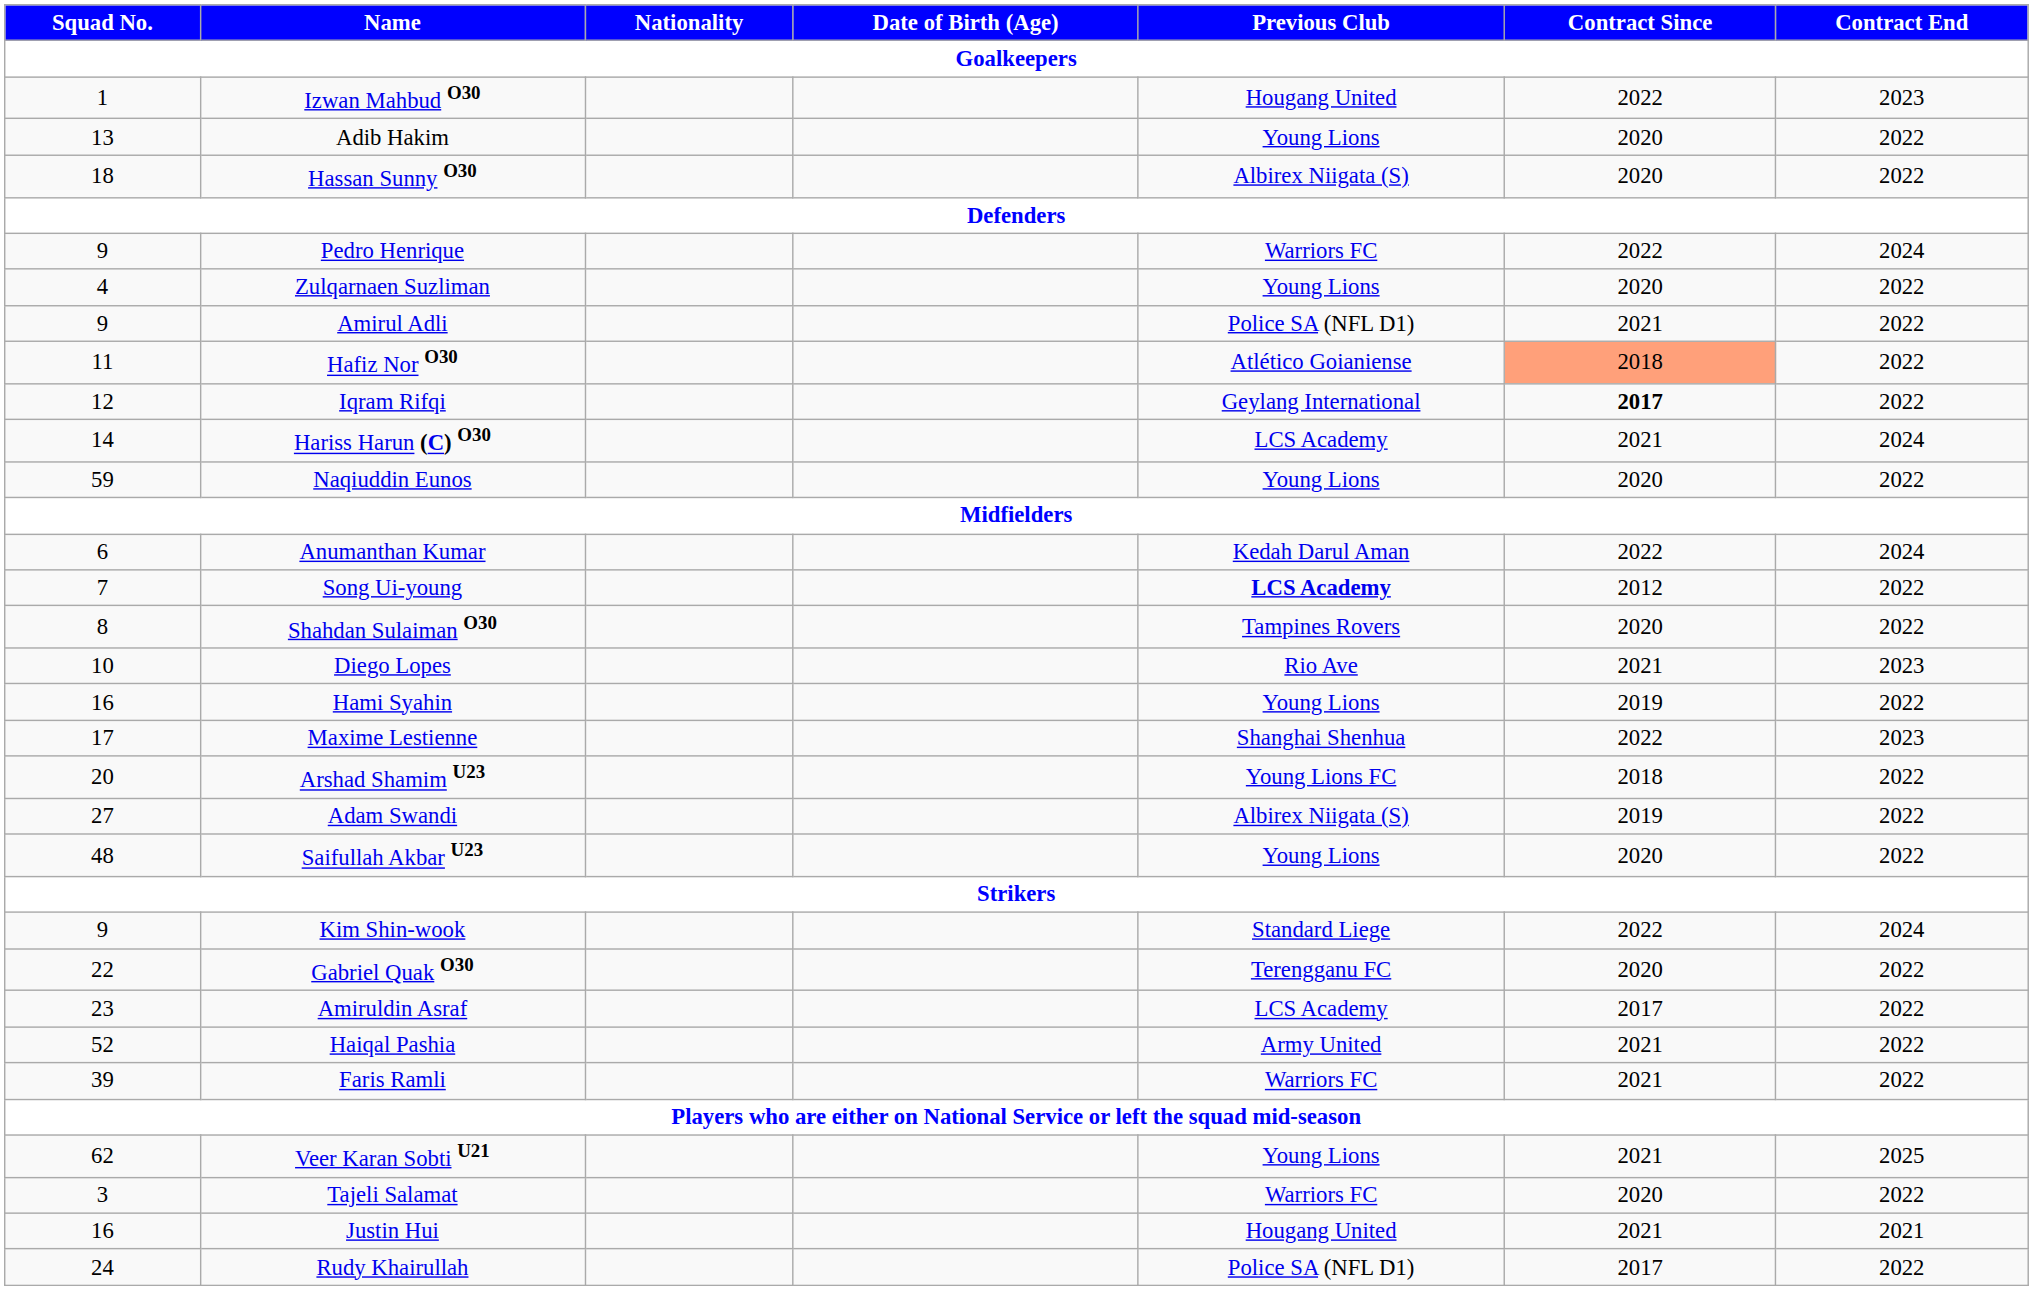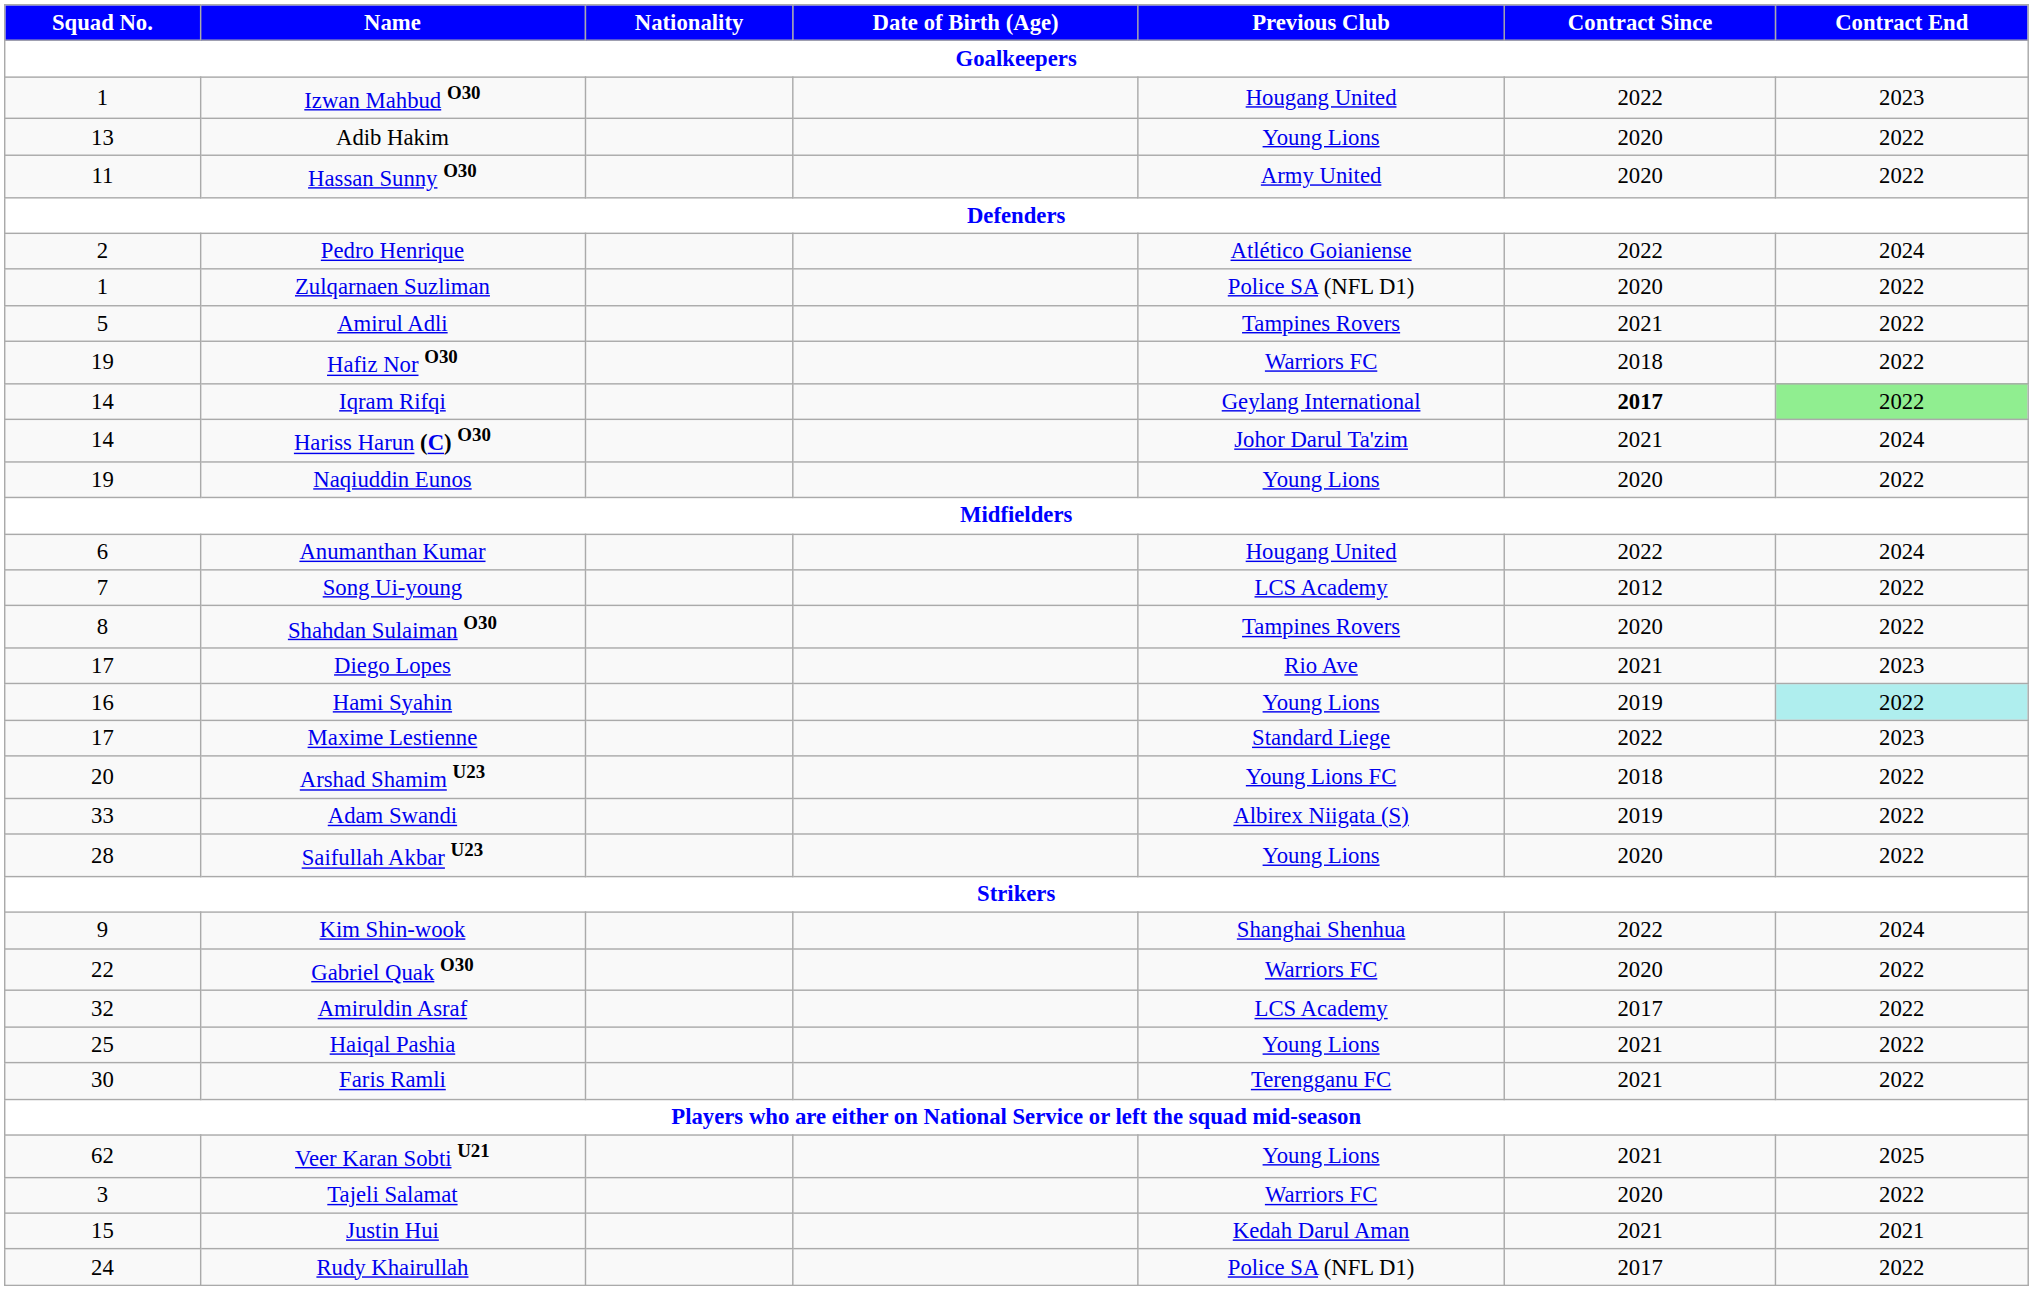(102, 175) 18 -> (102, 175) 11
(1321, 175) Albirex Niigata (S) -> (1321, 175) Army United
(102, 251) 9 -> (102, 251) 2
(1321, 251) Warriors FC -> (1321, 251) Atlético Goianiense
(102, 287) 4 -> (102, 287) 1
(1321, 287) Young Lions -> (1321, 287) Police SA (NFL D1)
(102, 323) 9 -> (102, 323) 5
(1321, 323) Police SA (NFL D1) -> (1321, 323) Tampines Rovers
(102, 362) 11 -> (102, 362) 19
(1321, 362) Atlético Goianiense -> (1321, 362) Warriors FC
(1640, 362) lightsalmon background -> (1640, 362) no background
(102, 401) 12 -> (102, 401) 14
(1902, 401) no background -> (1902, 401) lightgreen background
(1321, 440) LCS Academy -> (1321, 440) Johor Darul Ta'zim
(102, 479) 59 -> (102, 479) 19
(1321, 551) Kedah Darul Aman -> (1321, 551) Hougang United
(1321, 587) bold -> (1321, 587) normal
(102, 665) 10 -> (102, 665) 17
(1902, 701) no background -> (1902, 701) paleturquoise background
(1321, 737) Shanghai Shenhua -> (1321, 737) Standard Liege
(102, 816) 27 -> (102, 816) 33
(102, 855) 48 -> (102, 855) 28
(1321, 930) Standard Liege -> (1321, 930) Shanghai Shenhua
(1321, 969) Terengganu FC -> (1321, 969) Warriors FC
(102, 1008) 23 -> (102, 1008) 32
(102, 1044) 52 -> (102, 1044) 25
(1321, 1044) Army United -> (1321, 1044) Young Lions
(102, 1080) 39 -> (102, 1080) 30
(1321, 1080) Warriors FC -> (1321, 1080) Terengganu FC
(102, 1230) 16 -> (102, 1230) 15
(1321, 1230) Hougang United -> (1321, 1230) Kedah Darul Aman
